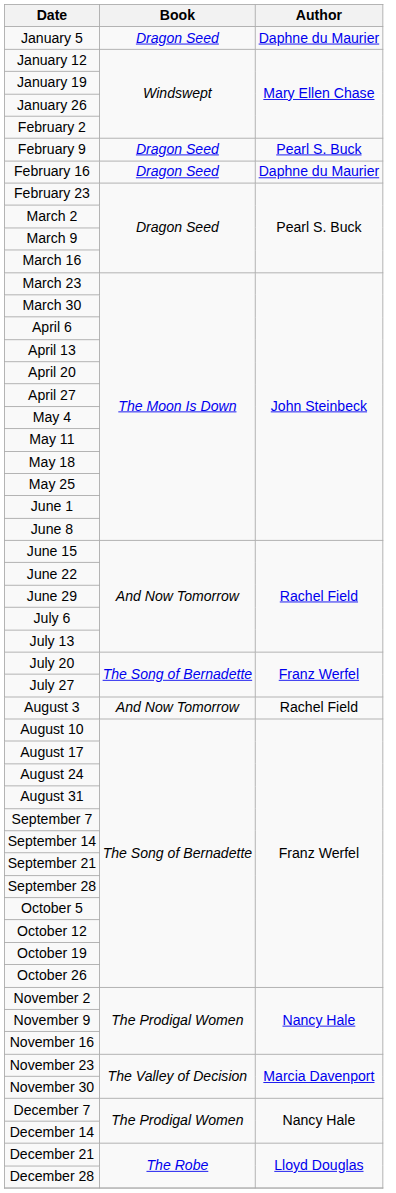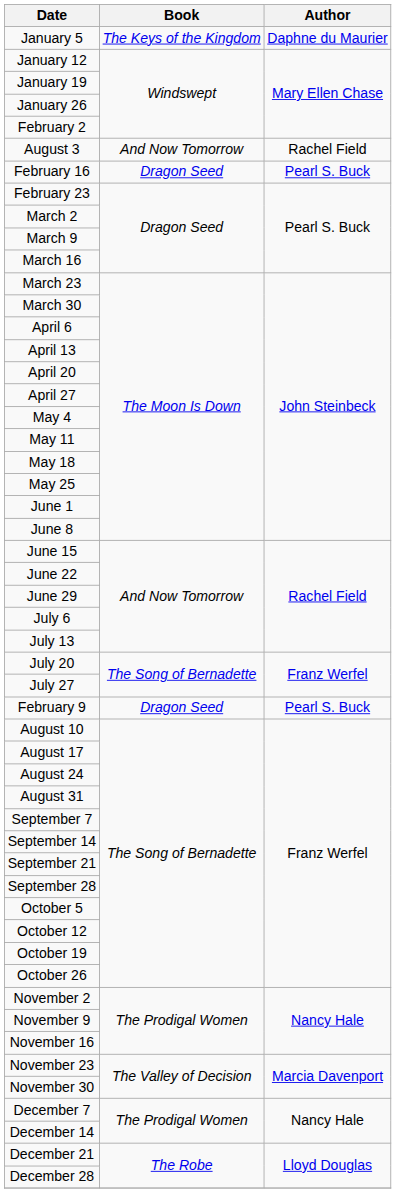(177, 37) Dragon Seed -> (182, 37) The Keys of the Kingdom
rows swapped: (52, 149) <-> (52, 707)
(319, 171) Daphne du Maurier -> (327, 171) Pearl S. Buck
